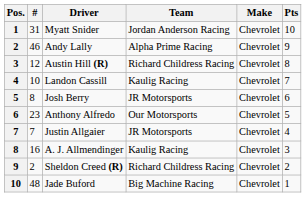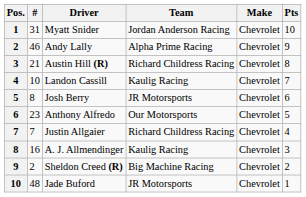(35, 64) 12 -> (35, 64) 21
(160, 132) JR Motorsports -> (181, 132) Richard Childress Racing
(181, 166) Richard Childress Racing -> (171, 166) Big Machine Racing
(171, 183) Big Machine Racing -> (160, 183) JR Motorsports
